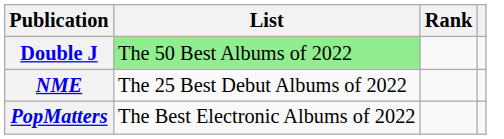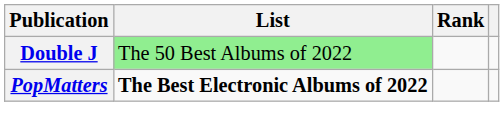- row: (59, 85)
(267, 117) normal -> (273, 85) bold
